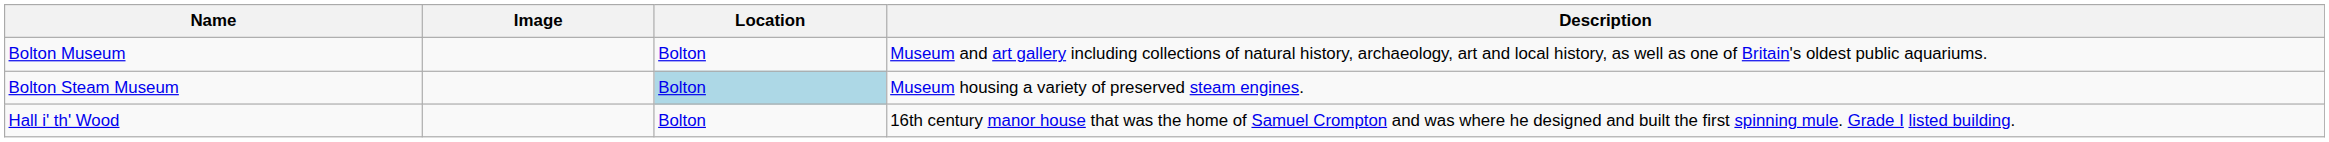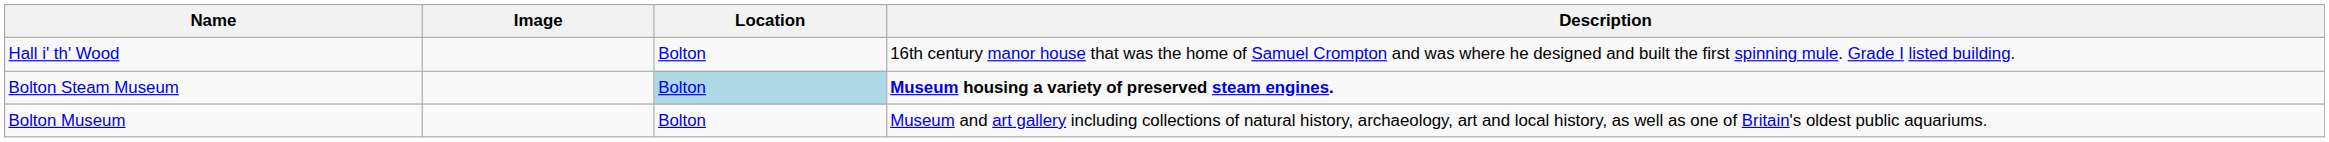rows swapped: (67, 54) <-> (64, 120)
(1097, 87) normal -> (1112, 87) bold
